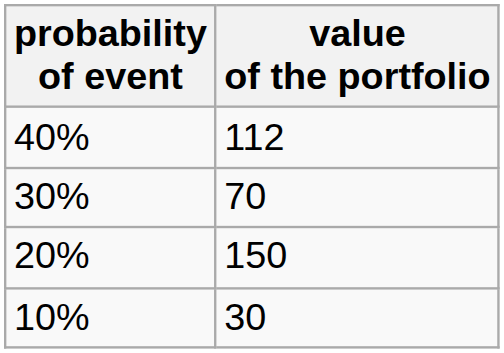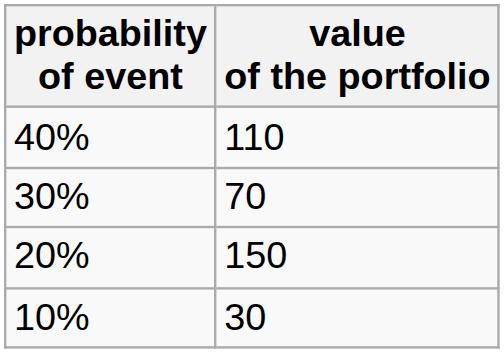(254, 136) 112 -> (254, 136) 110
